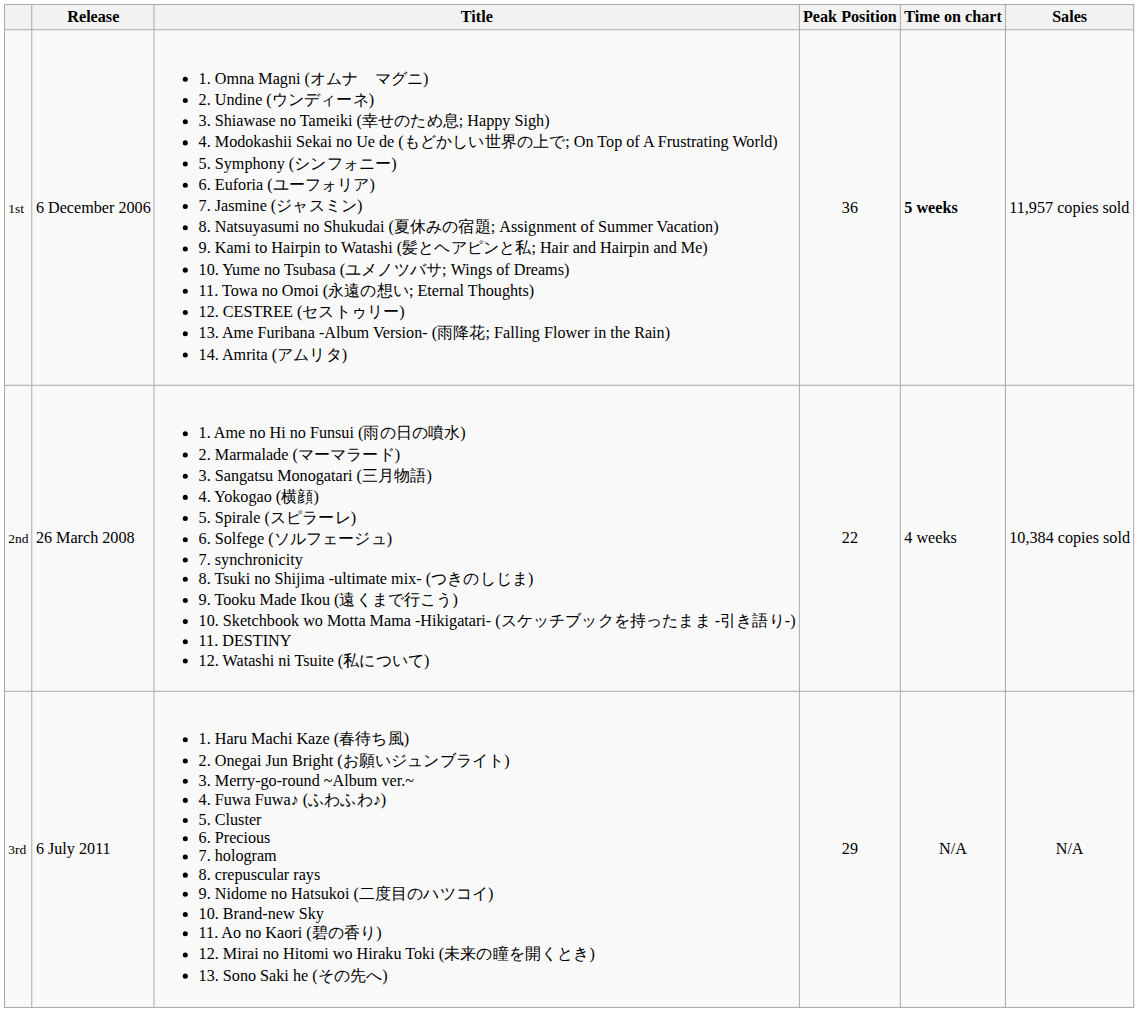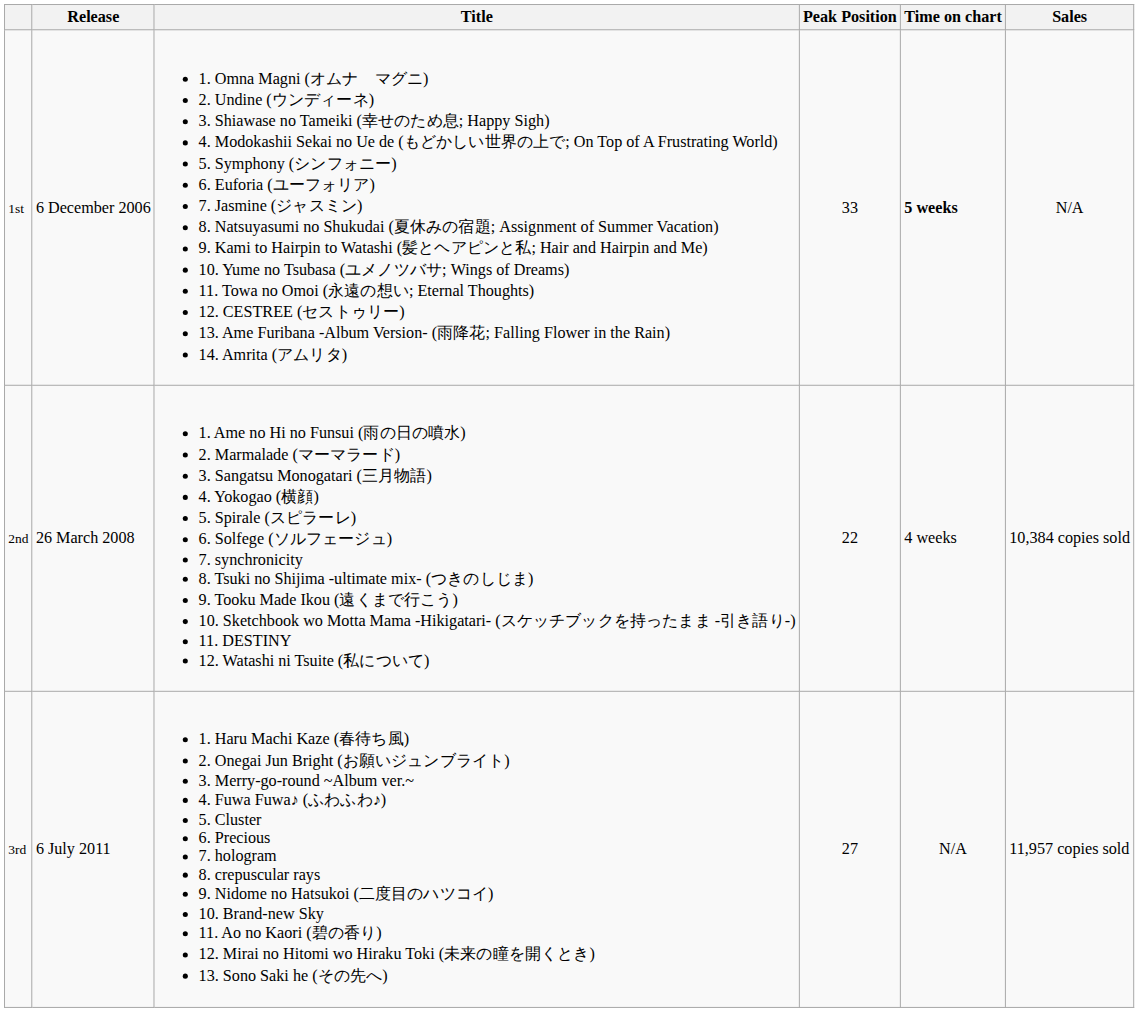(850, 207) 36 -> (850, 207) 33
(1069, 207) 11,957 copies sold -> (1070, 207) N/A
(850, 849) 29 -> (850, 849) 27
(1070, 849) N/A -> (1069, 849) 11,957 copies sold
